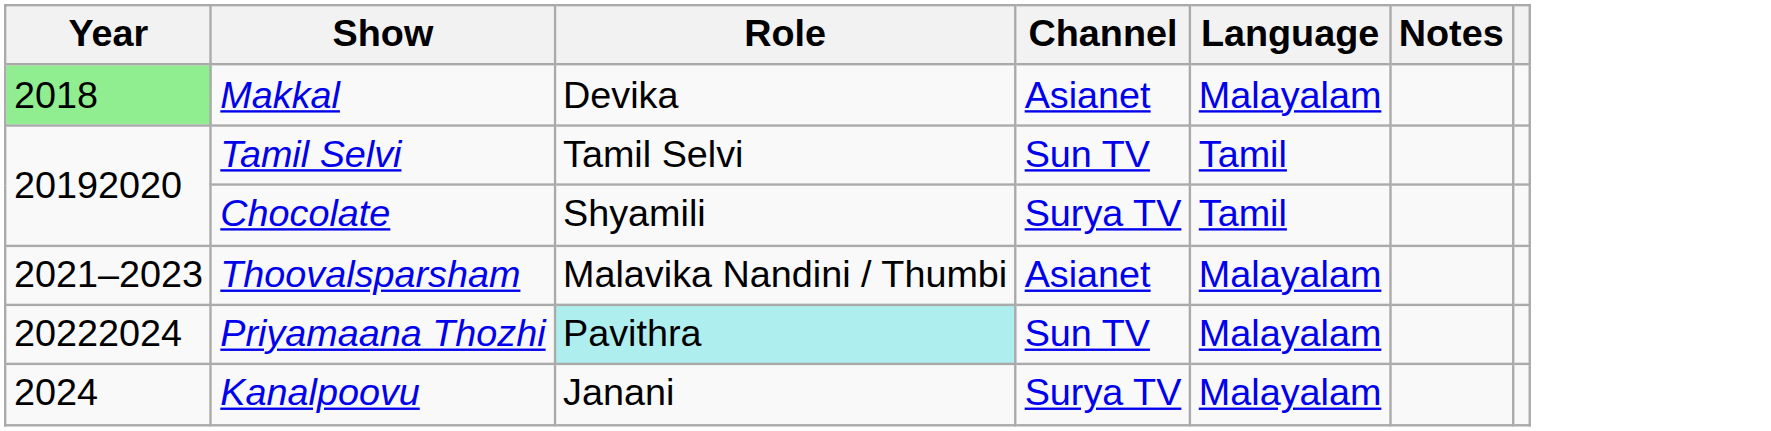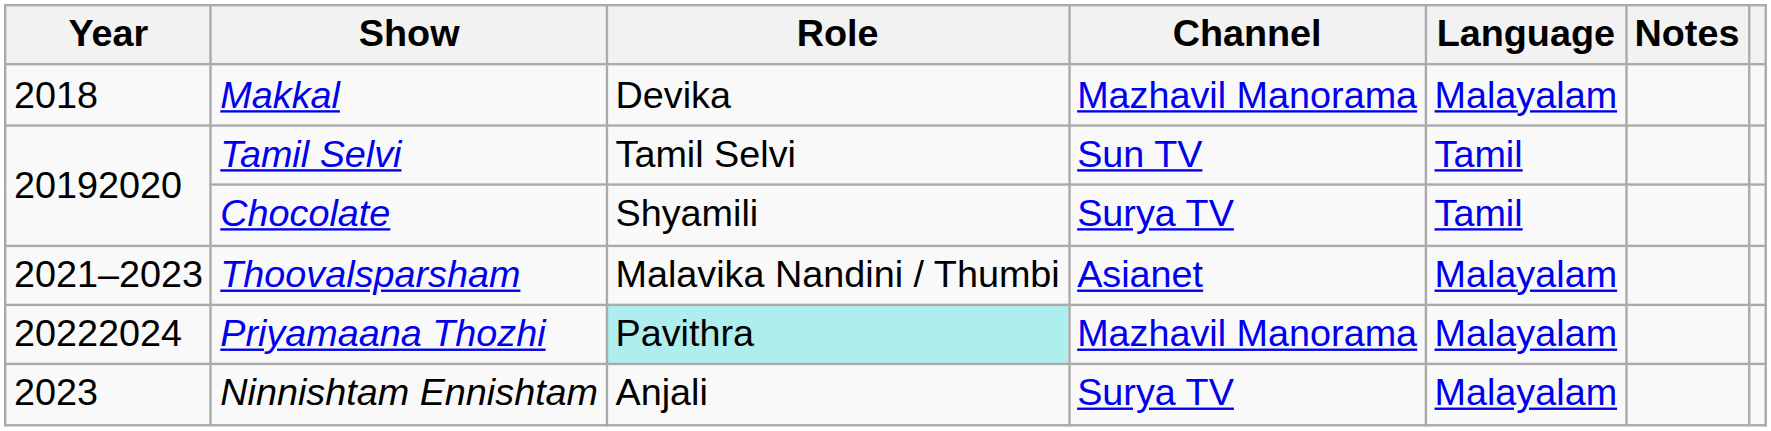(56, 94) lightgreen background -> (56, 94) no background
(1088, 94) Asianet -> (1247, 94) Mazhavil Manorama
(1087, 333) Sun TV -> (1247, 333) Mazhavil Manorama
+ row: (409, 393)
- row: (320, 393)
